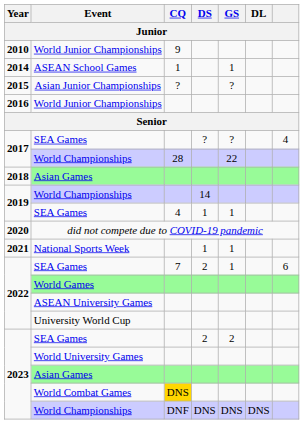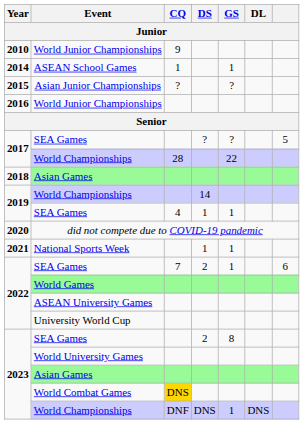(286, 140) 4 -> (285, 140) 5
(232, 338) 2 -> (232, 338) 8
(232, 410) DNS -> (232, 410) 1
